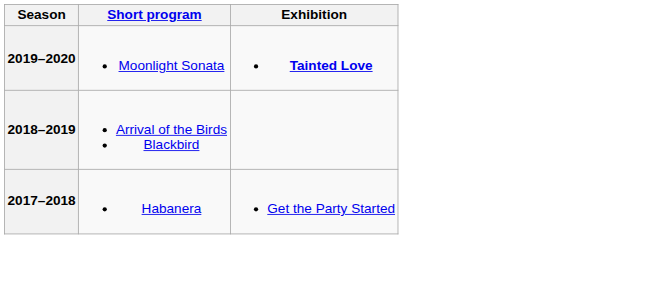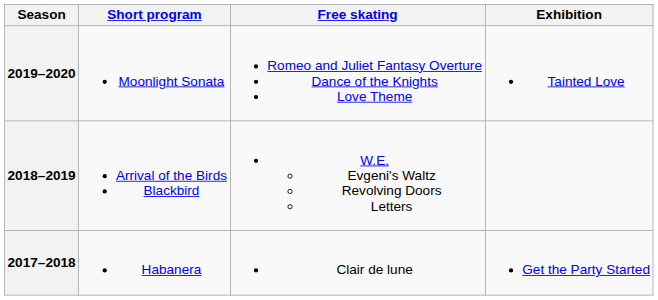+ column: (358, 15)
(314, 66) bold -> (569, 81) normal
